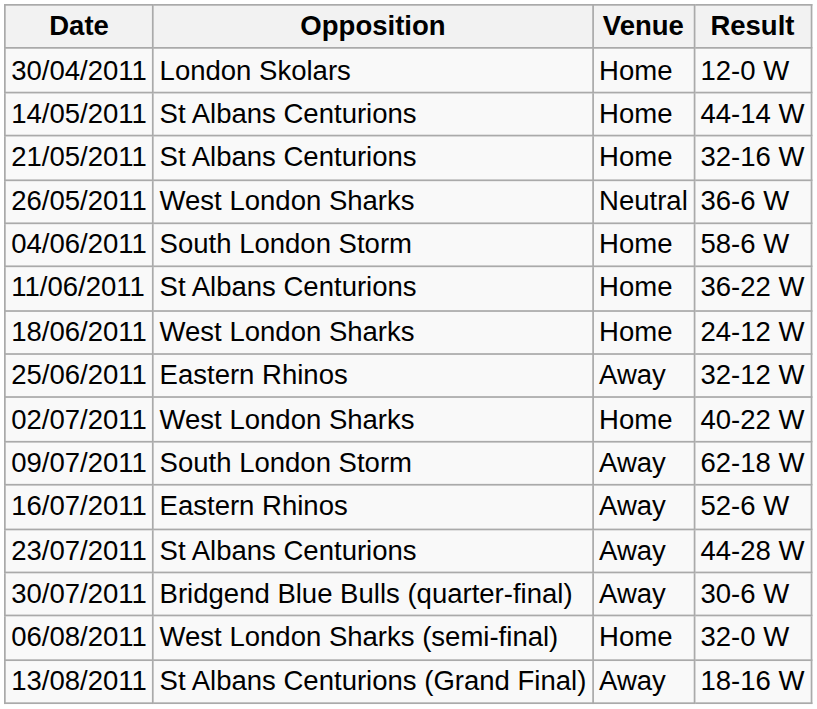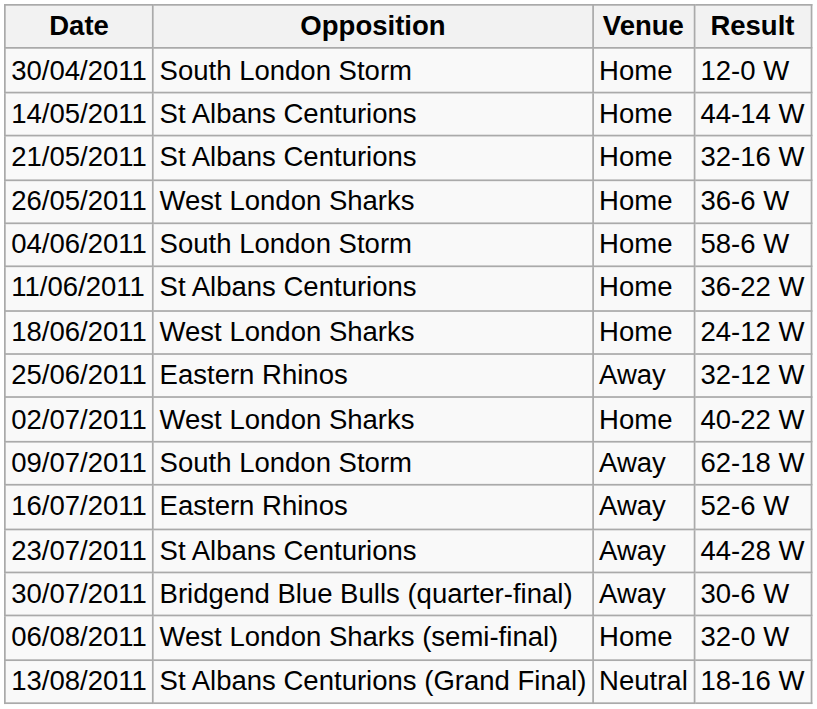(255, 69) London Skolars -> (286, 69) South London Storm
(643, 200) Neutral -> (636, 200) Home
(632, 680) Away -> (643, 680) Neutral
